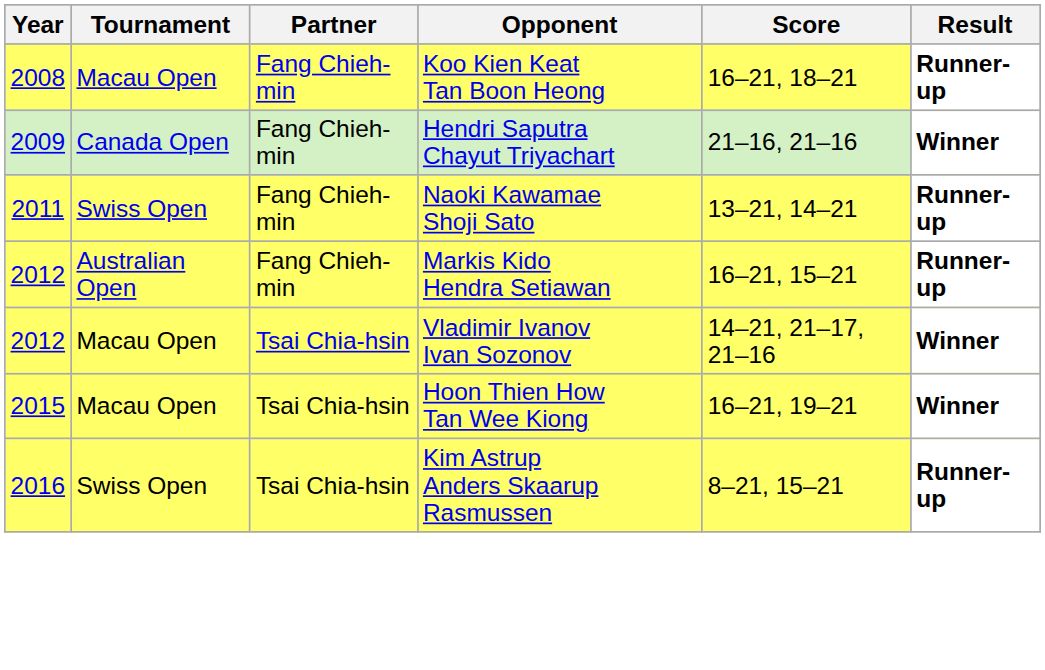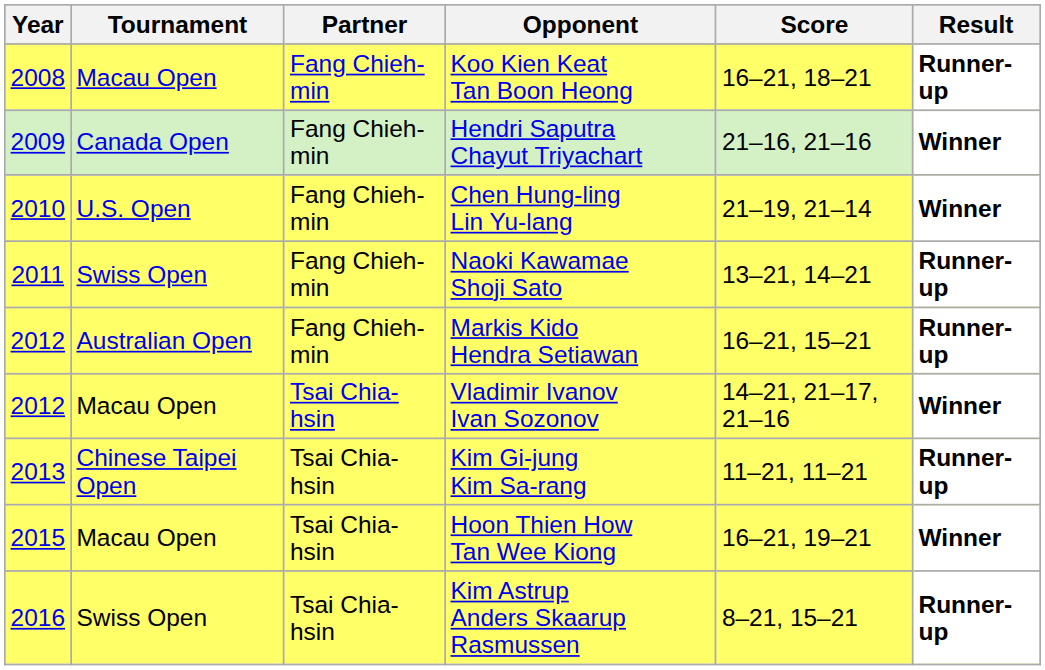+ row: (536, 209)
+ row: (519, 472)
